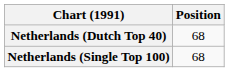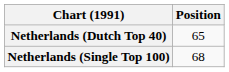(198, 35) 68 -> (198, 35) 65
